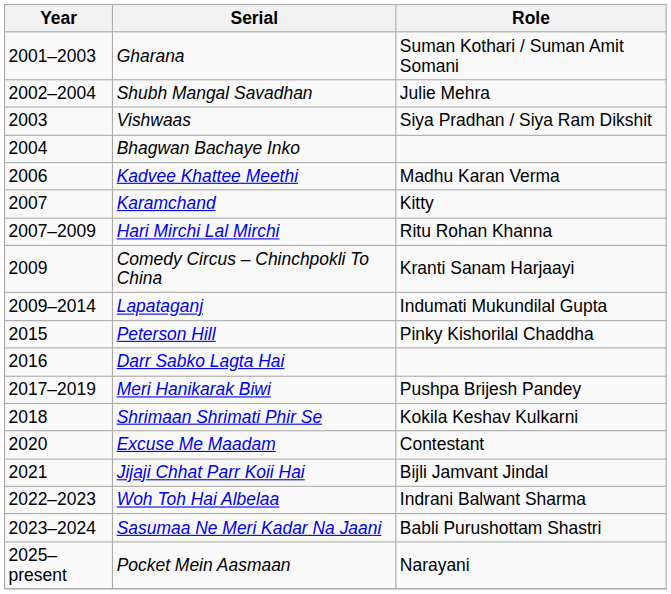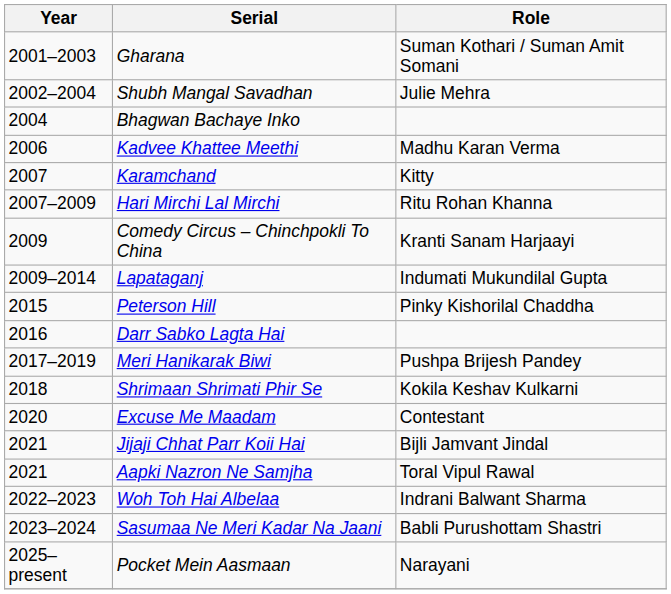- row: (154, 120)
+ row: (215, 472)
